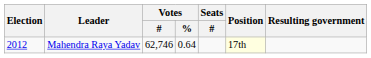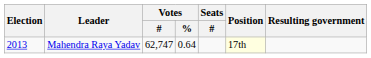(17, 45) 2012 -> (17, 45) 2013
(159, 45) 62,746 -> (159, 45) 62,747
